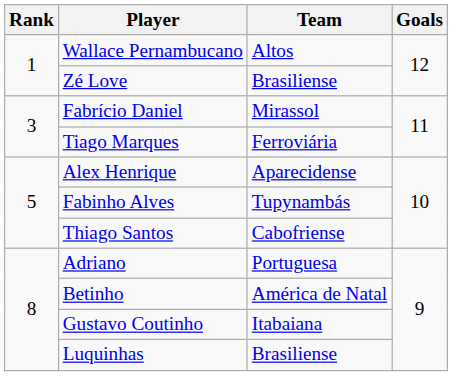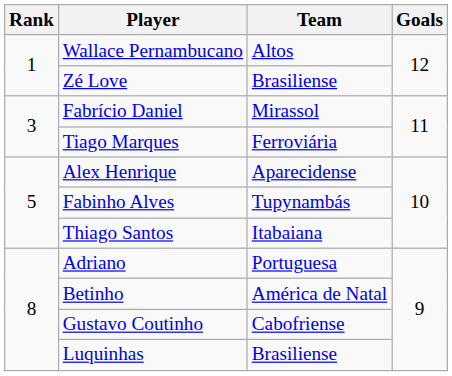(298, 232) Cabofriense -> (287, 232) Itabaiana
(287, 324) Itabaiana -> (298, 324) Cabofriense
